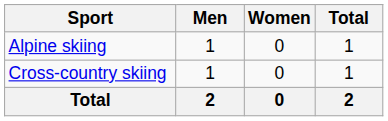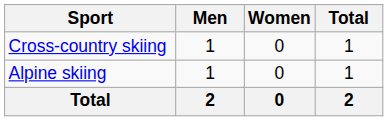rows swapped: (58, 45) <-> (88, 73)
